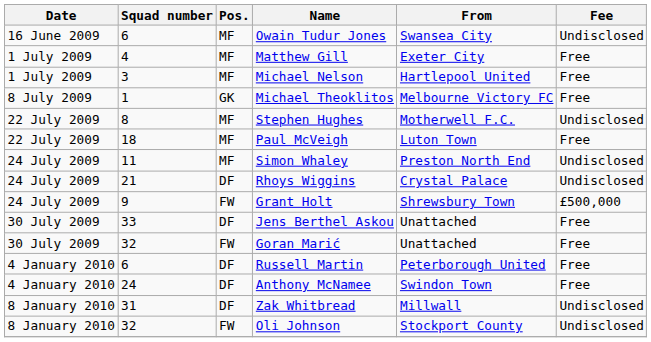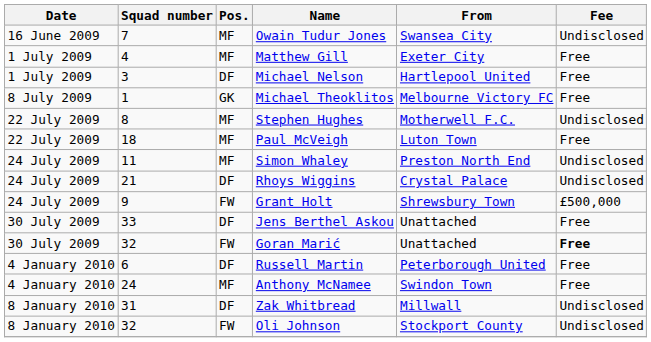(125, 36) 6 -> (125, 36) 7
(227, 77) MF -> (227, 77) DF
(575, 243) normal -> (575, 243) bold
(227, 285) DF -> (227, 285) MF
